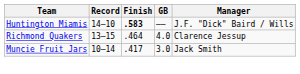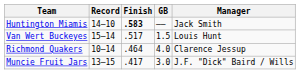(234, 24) J.F. "Dick" Baird / Wills -> (198, 24) Jack Smith
+ row: (47, 37)
(103, 37) 13–15 -> (103, 50) 10–14
(103, 50) 10–14 -> (103, 62) 13–15
(198, 50) Jack Smith -> (234, 62) J.F. "Dick" Baird / Wills
